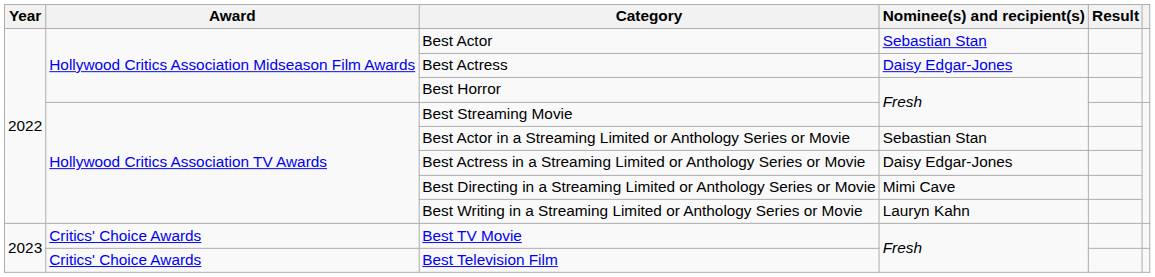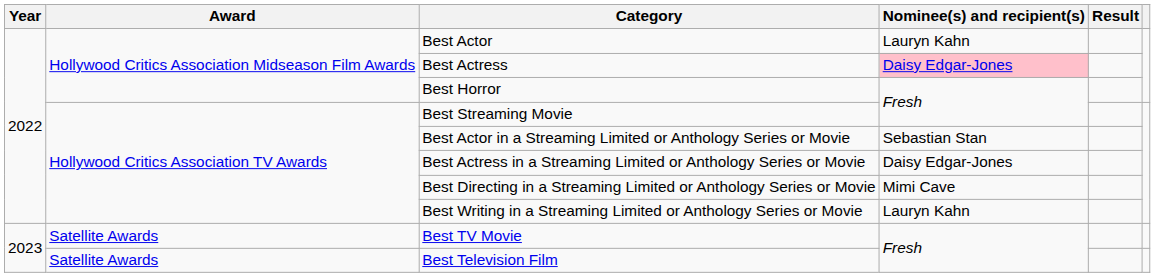(935, 41) Sebastian Stan -> (926, 41) Lauryn Kahn
(948, 65) no background -> (948, 65) pink background
(125, 235) Critics' Choice Awards -> (104, 235) Satellite Awards
(125, 260) Critics' Choice Awards -> (104, 260) Satellite Awards
